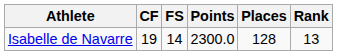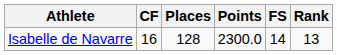columns swapped: (175, 16) <-> (264, 16)
(149, 39) 19 -> (149, 39) 16
